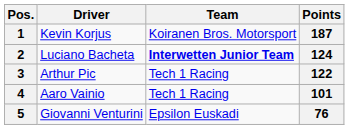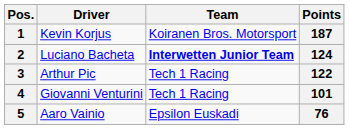(72, 94) Aaro Vainio -> (91, 94) Giovanni Venturini
(91, 114) Giovanni Venturini -> (72, 114) Aaro Vainio
